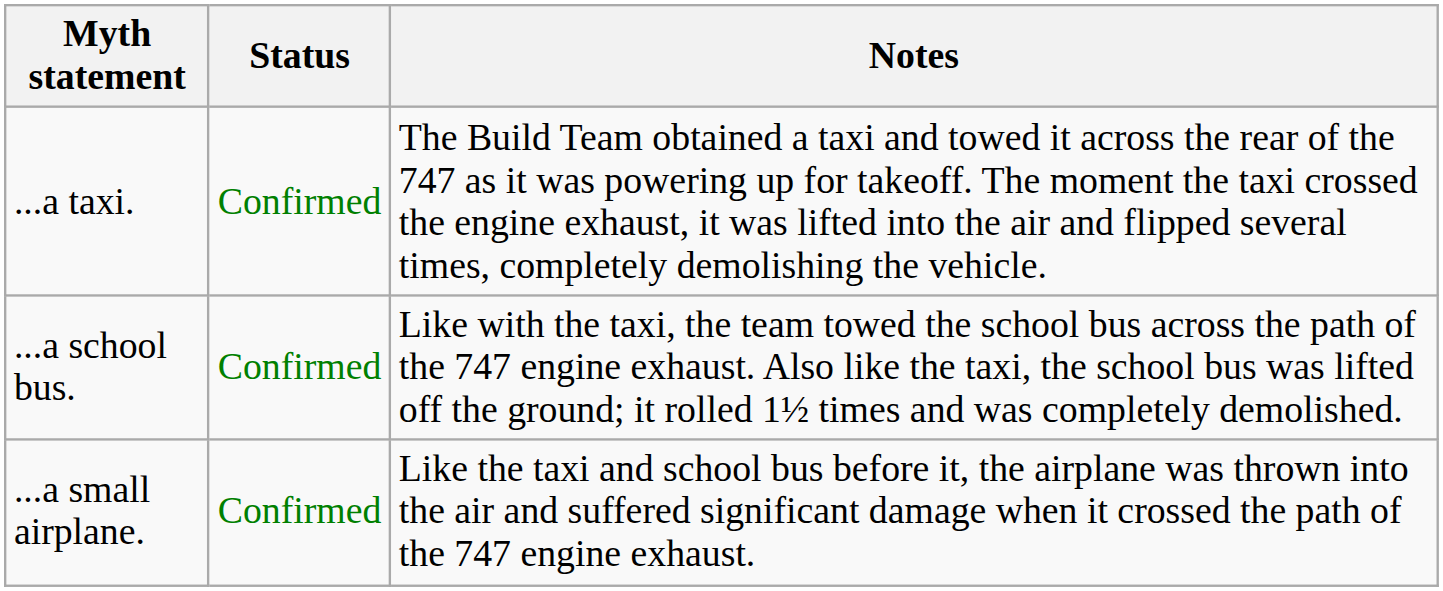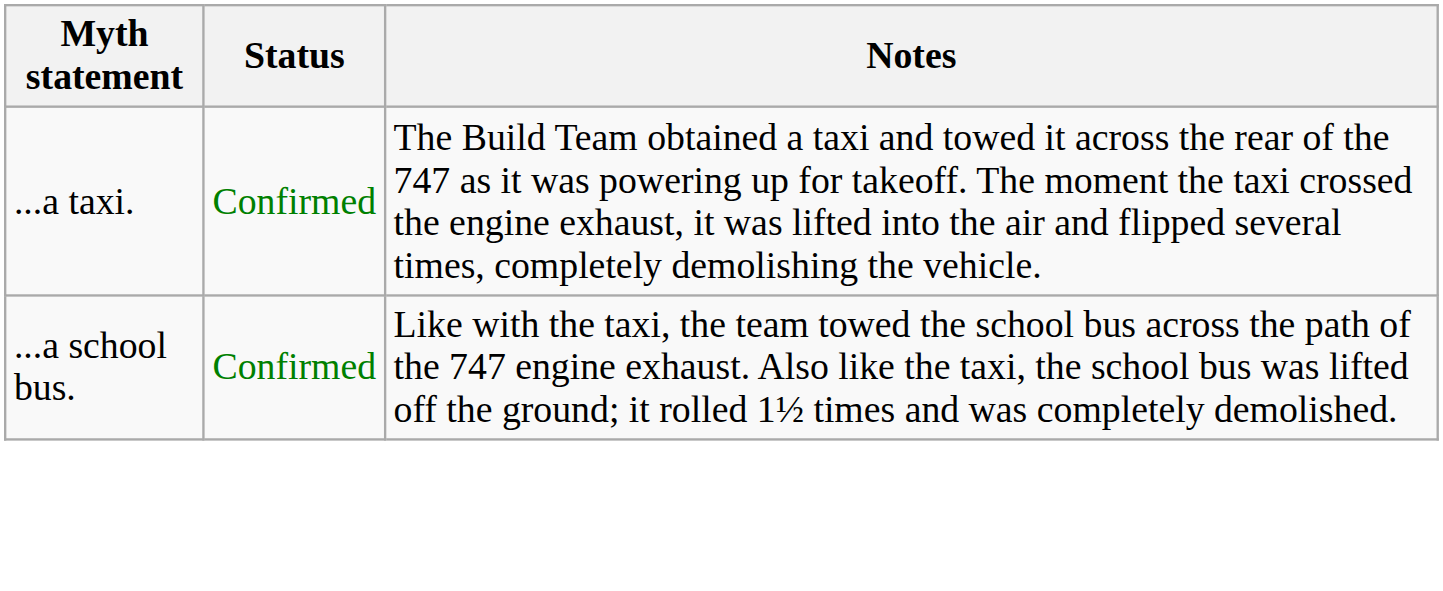- row: (82, 511)
